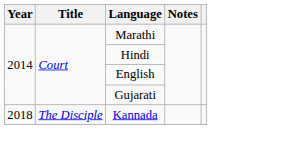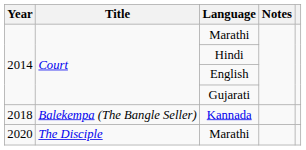(71, 114) The Disciple -> (118, 114) Balekempa (The Bangle Seller)
+ row: (20, 134)
